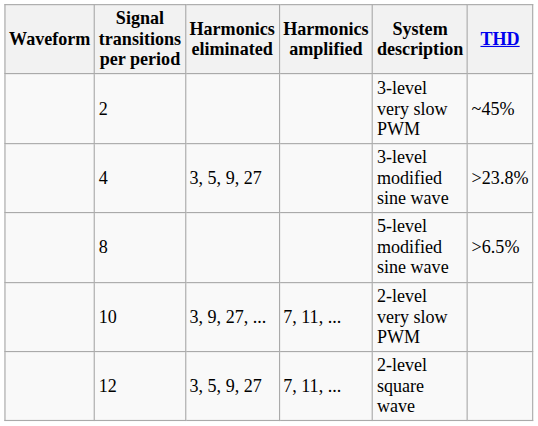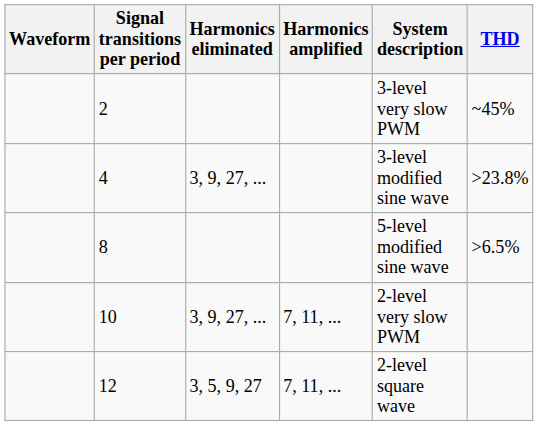(226, 177) 3, 5, 9, 27 -> (228, 177) 3, 9, 27, ...
